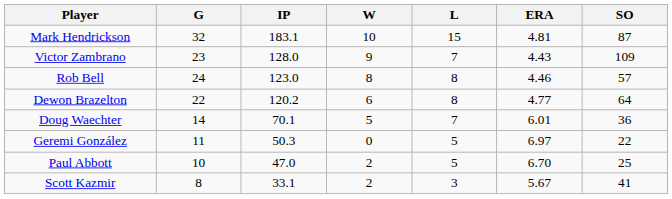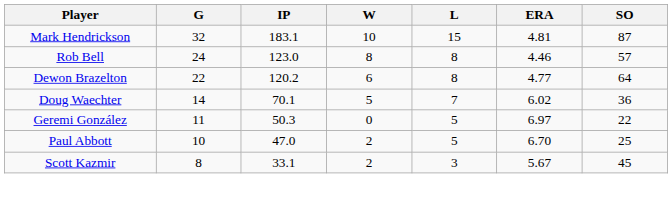- row: (80, 57)
(539, 120) 6.01 -> (539, 99) 6.02
(625, 183) 41 -> (625, 162) 45
